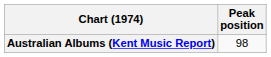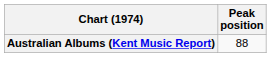(242, 43) 98 -> (242, 43) 88
